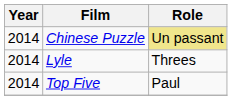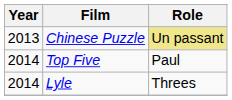(24, 38) 2014 -> (24, 38) 2013
rows swapped: (59, 60) <-> (73, 83)
